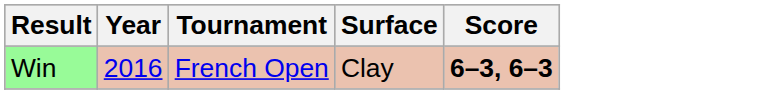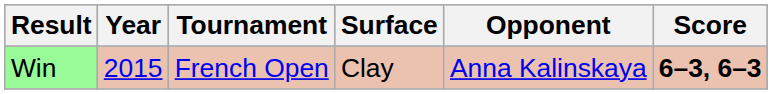+ column: (548, 25)
(133, 67) 2016 -> (133, 67) 2015
